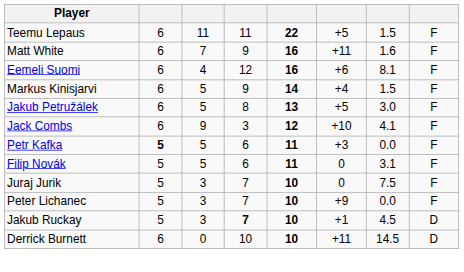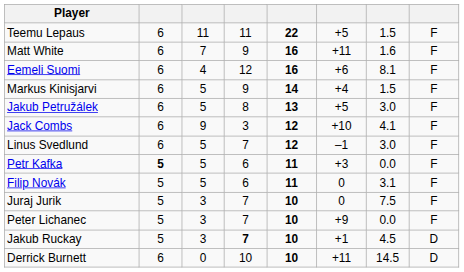+ row: (48, 145)
